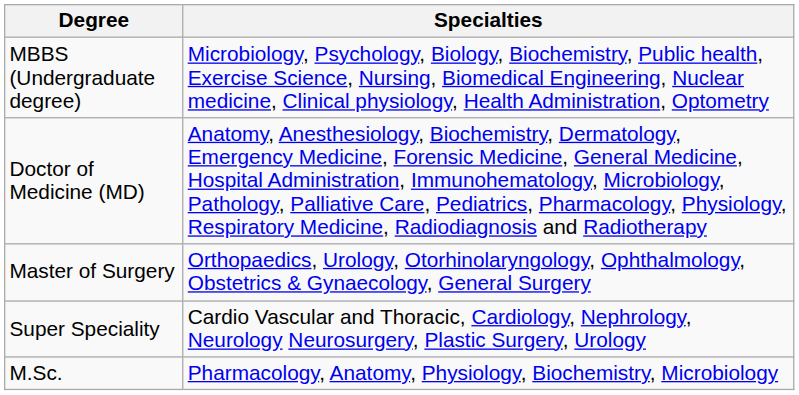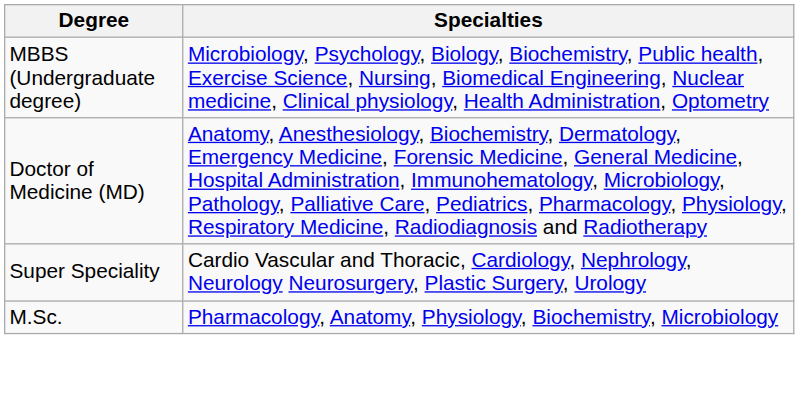- row: (92, 272)
